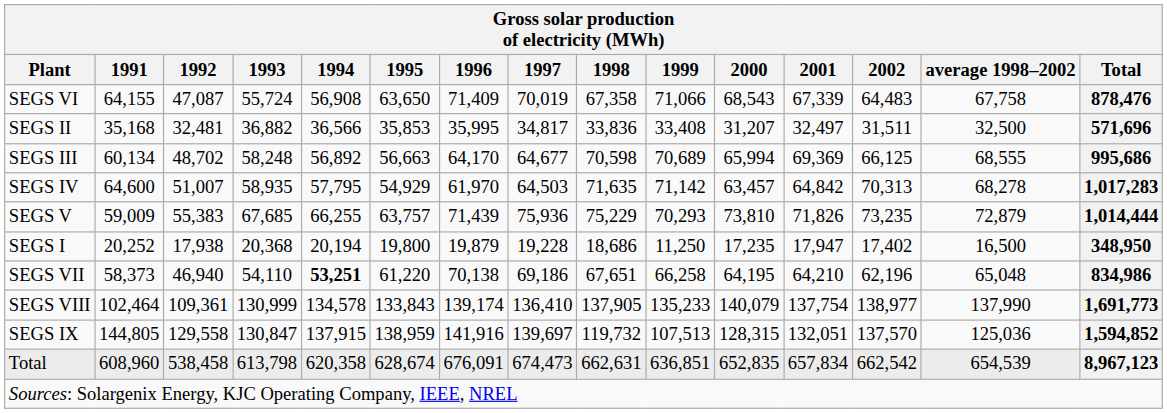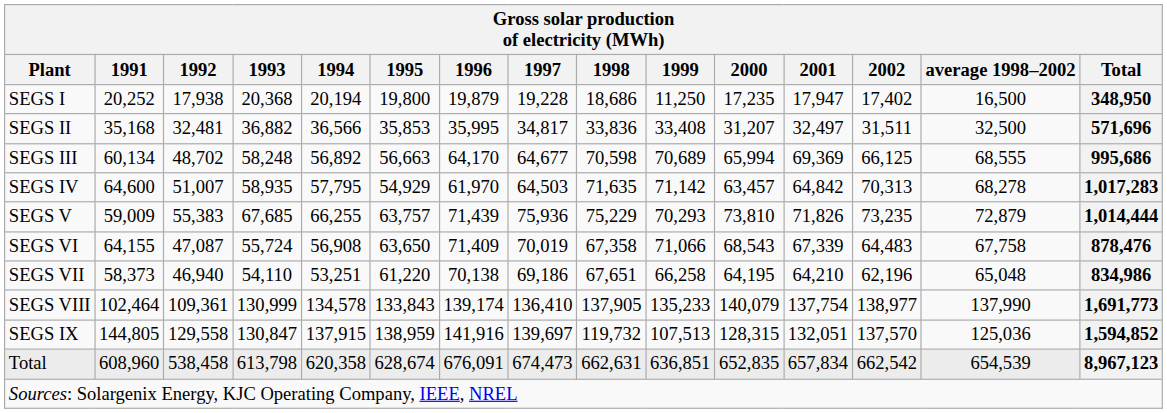rows swapped: (37, 246) <-> (43, 98)
(336, 275) bold -> (336, 275) normal
